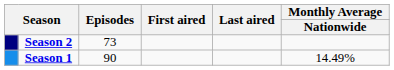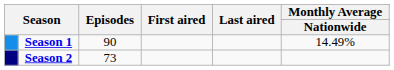rows swapped: (48, 57) <-> (48, 42)
